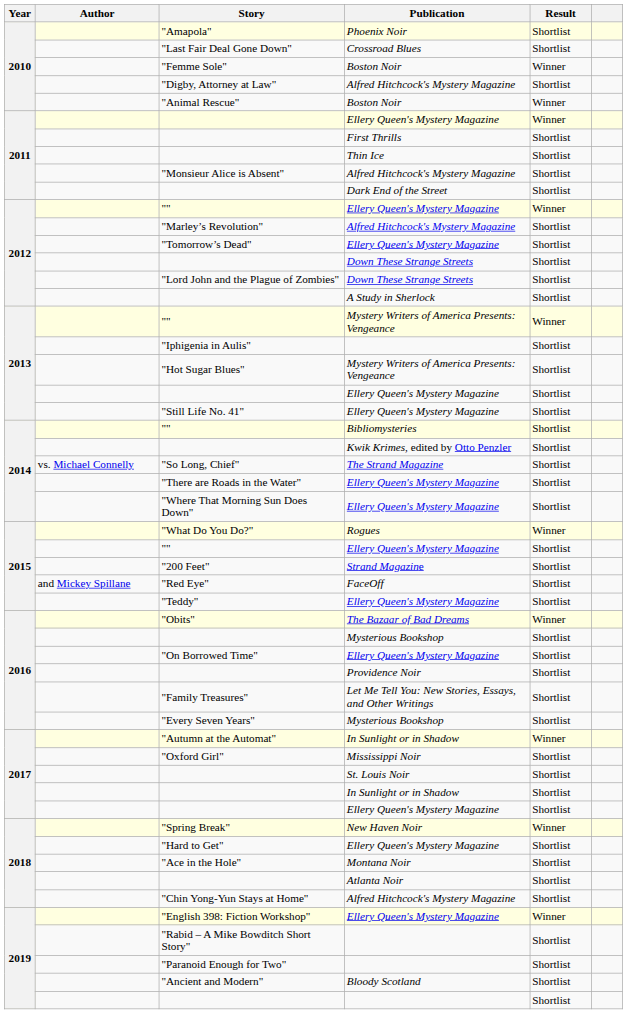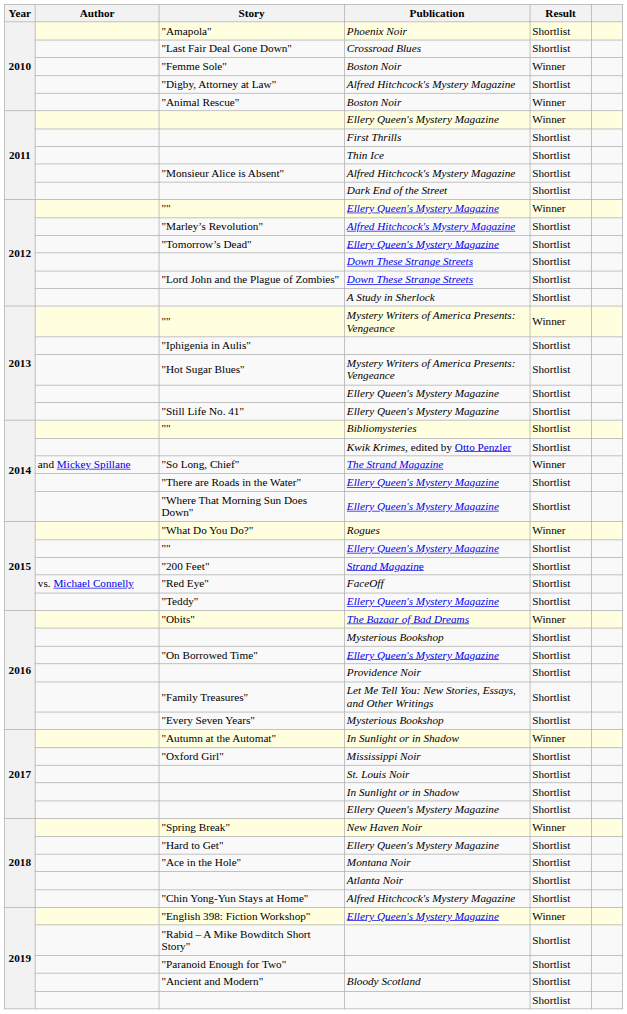(86, 464) vs. Michael Connelly -> (84, 464) and Mickey Spillane
(551, 464) Shortlist -> (549, 464) Winner
(84, 584) and Mickey Spillane -> (86, 584) vs. Michael Connelly
